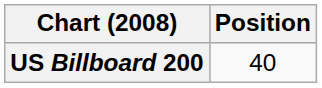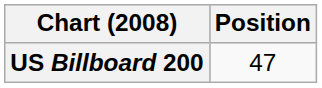(263, 62) 40 -> (263, 62) 47
